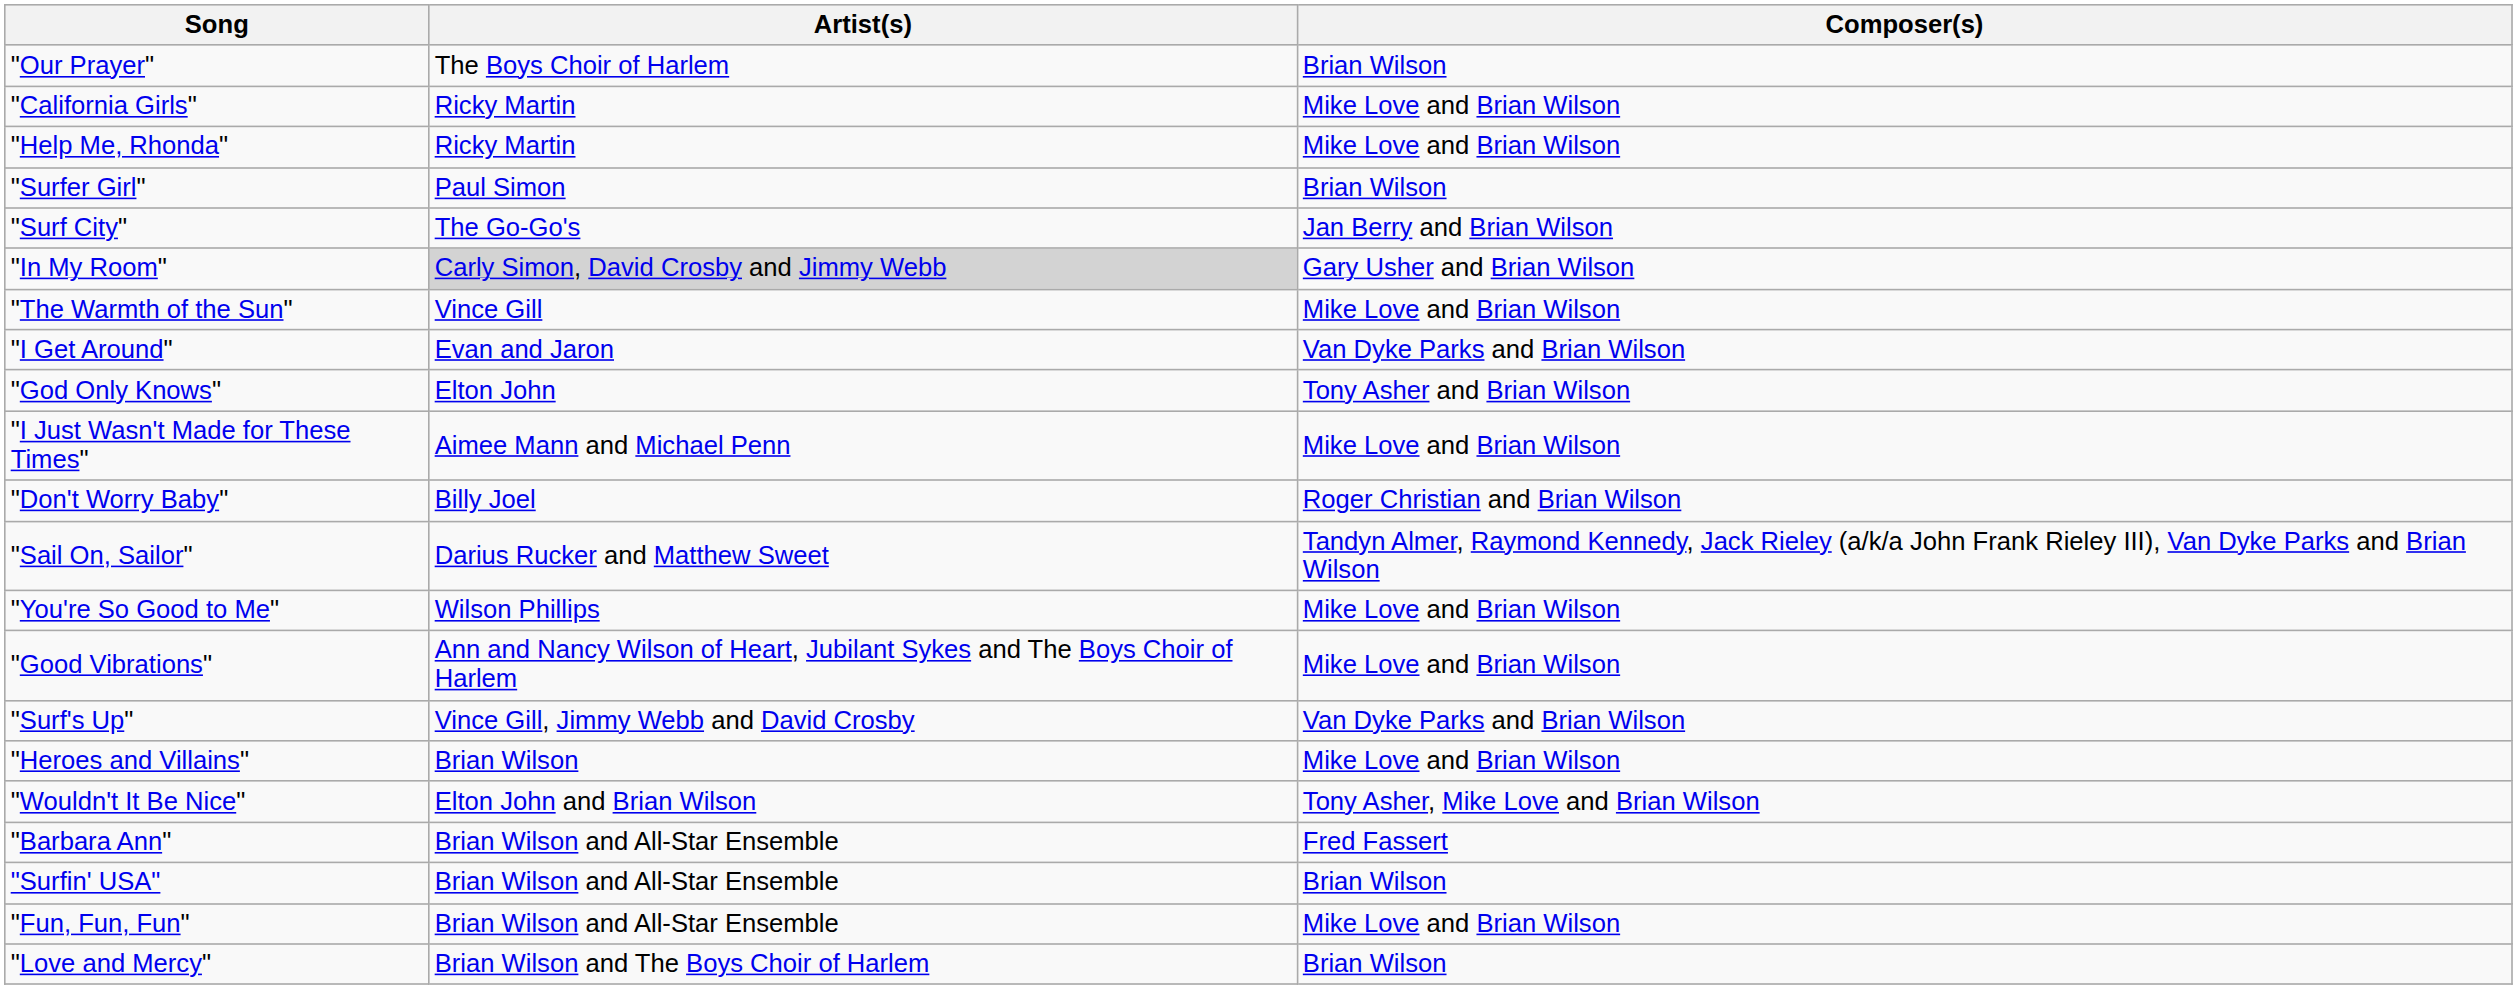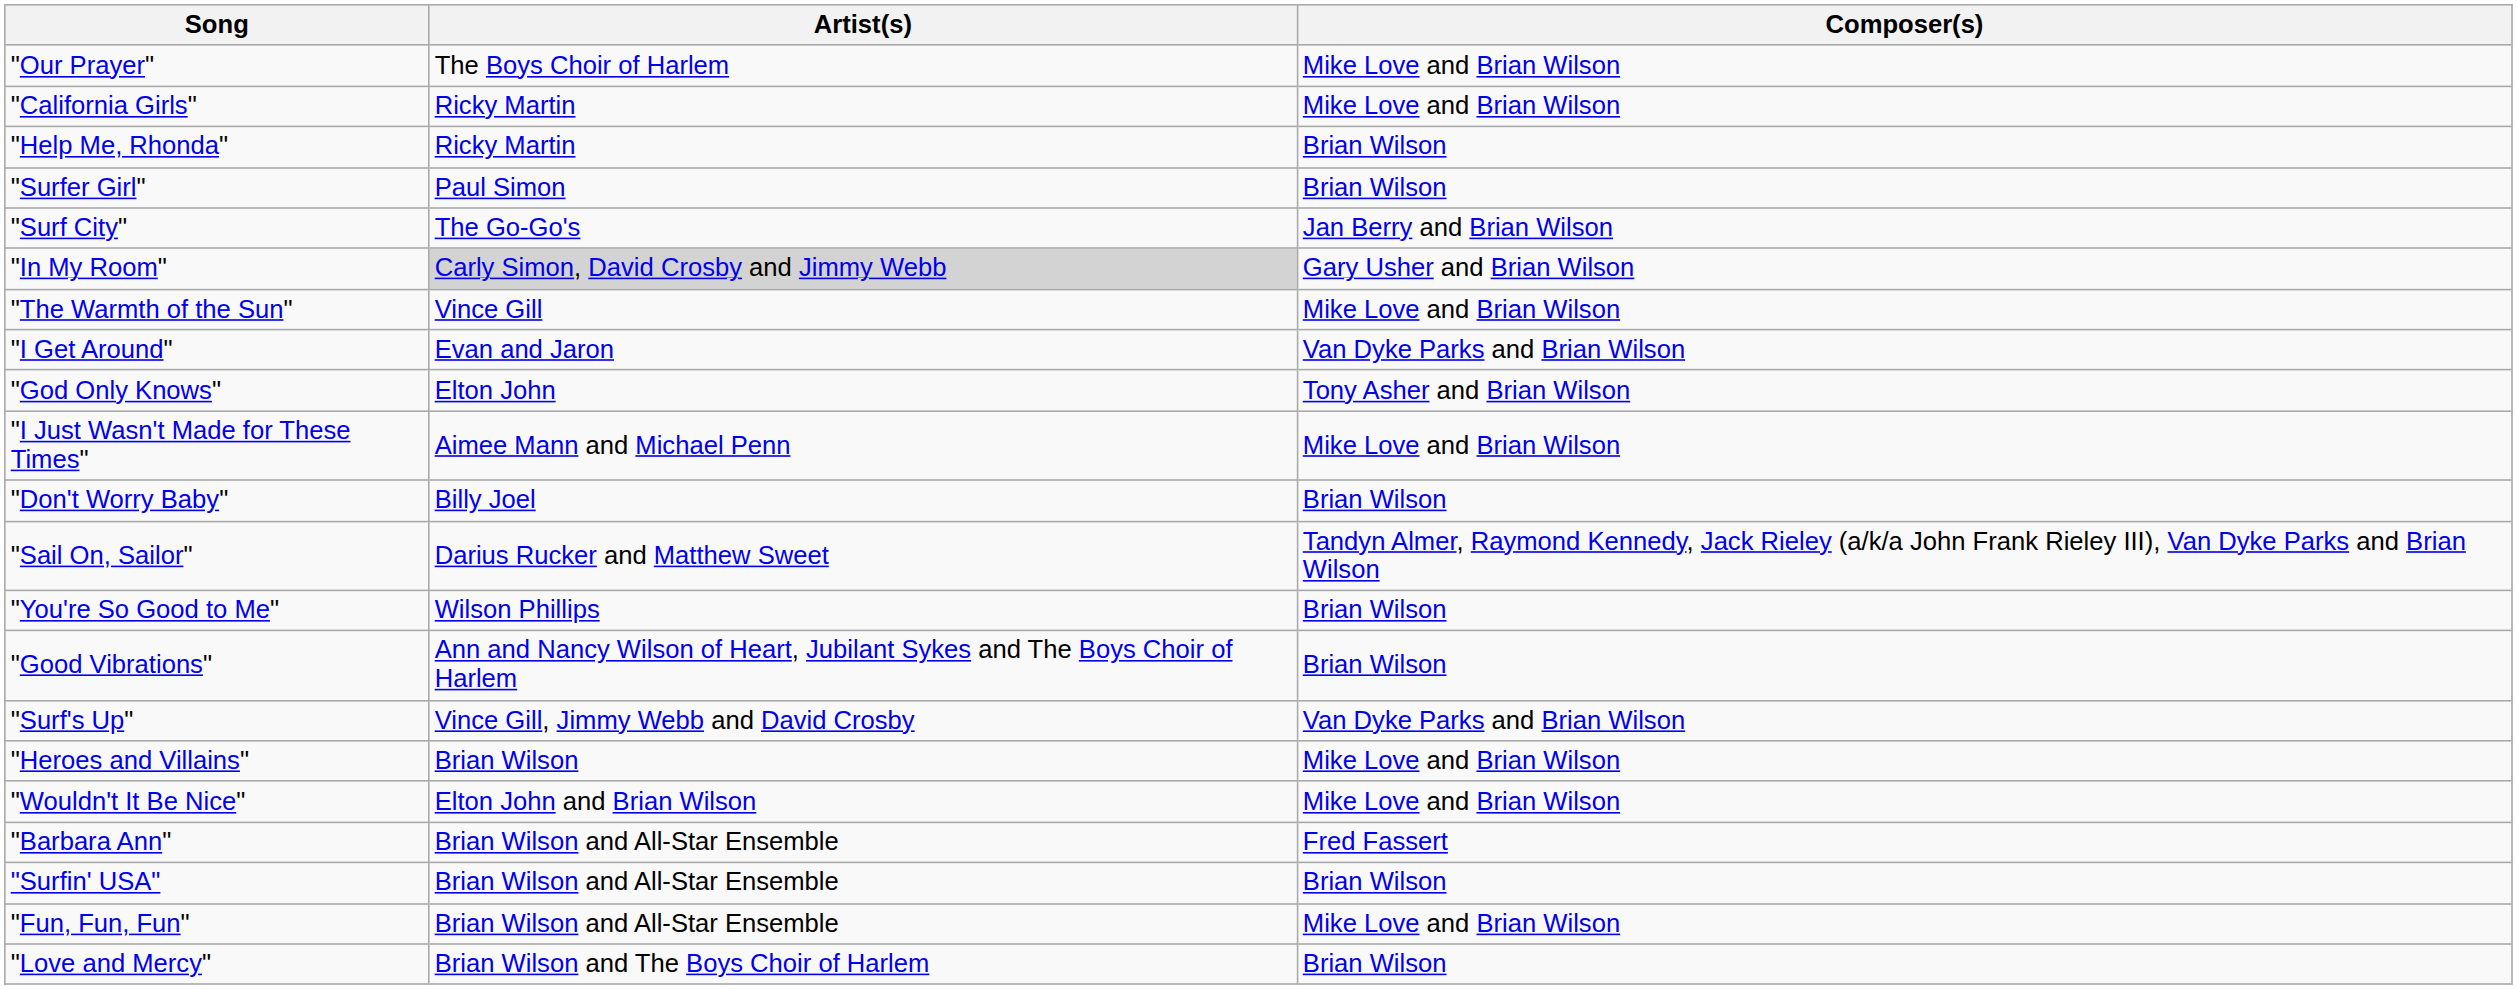(1375, 65) Brian Wilson -> (1461, 65) Mike Love and Brian Wilson
(1461, 146) Mike Love and Brian Wilson -> (1375, 146) Brian Wilson
(1492, 500) Roger Christian and Brian Wilson -> (1375, 500) Brian Wilson
(1461, 610) Mike Love and Brian Wilson -> (1375, 610) Brian Wilson
(1461, 665) Mike Love and Brian Wilson -> (1375, 665) Brian Wilson
(1531, 801) Tony Asher, Mike Love and Brian Wilson -> (1461, 801) Mike Love and Brian Wilson
